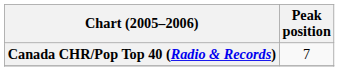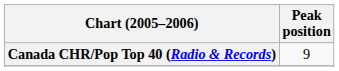(307, 54) 7 -> (307, 54) 9
